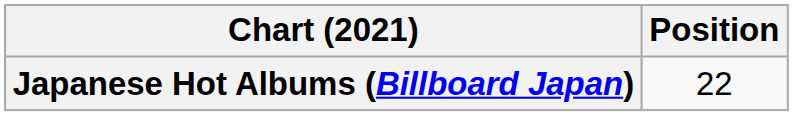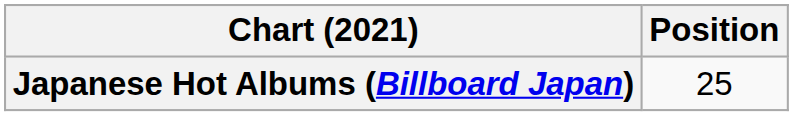(714, 82) 22 -> (714, 82) 25
